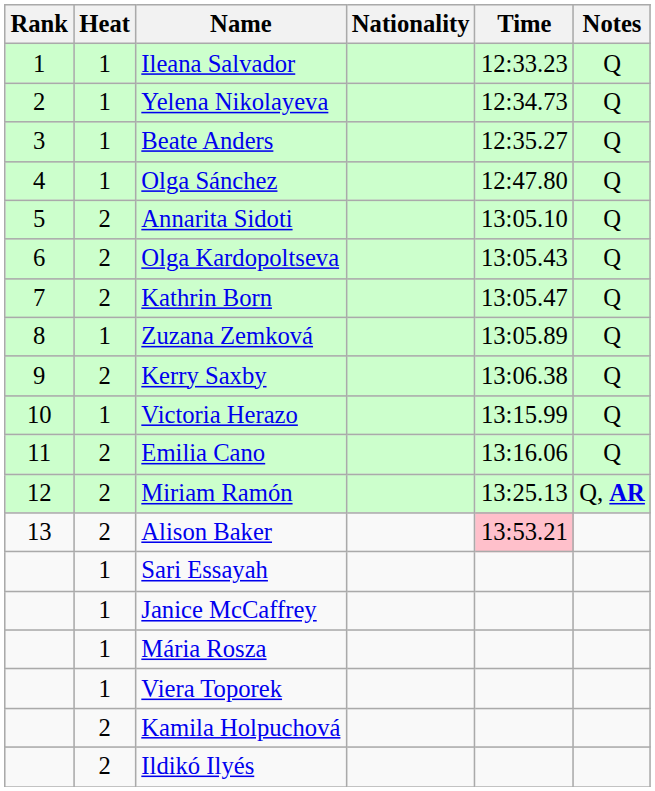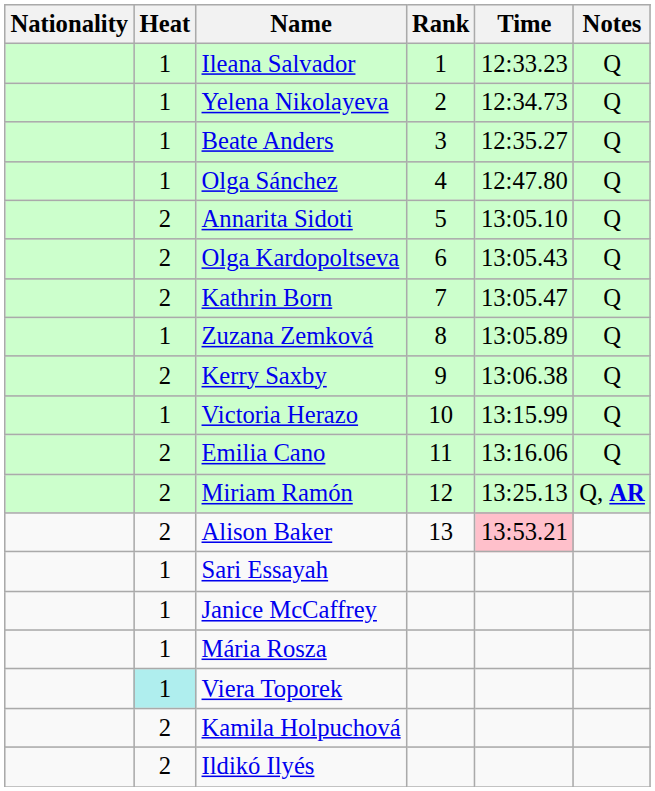columns swapped: (39, 24) <-> (411, 24)
(105, 688) no background -> (165, 688) paleturquoise background
